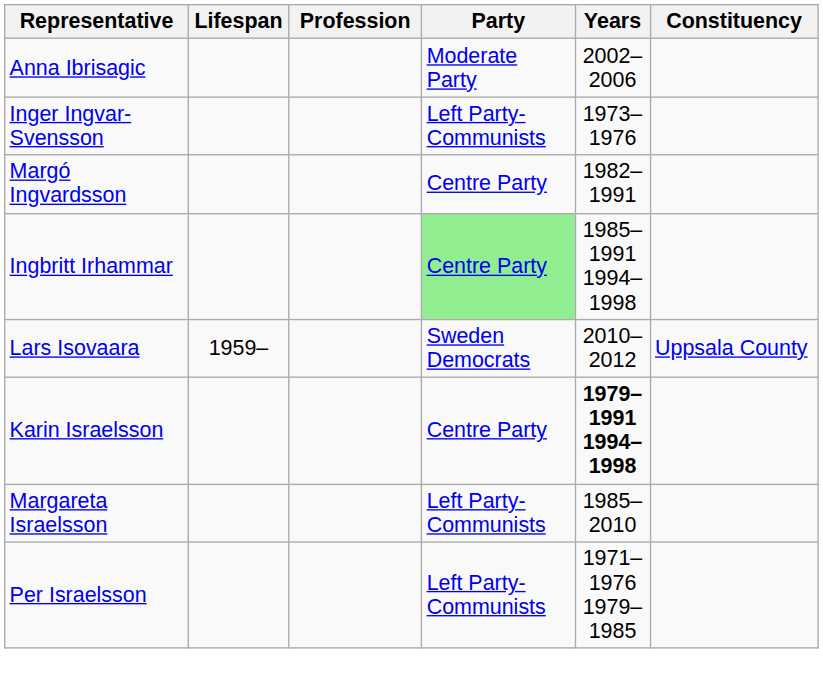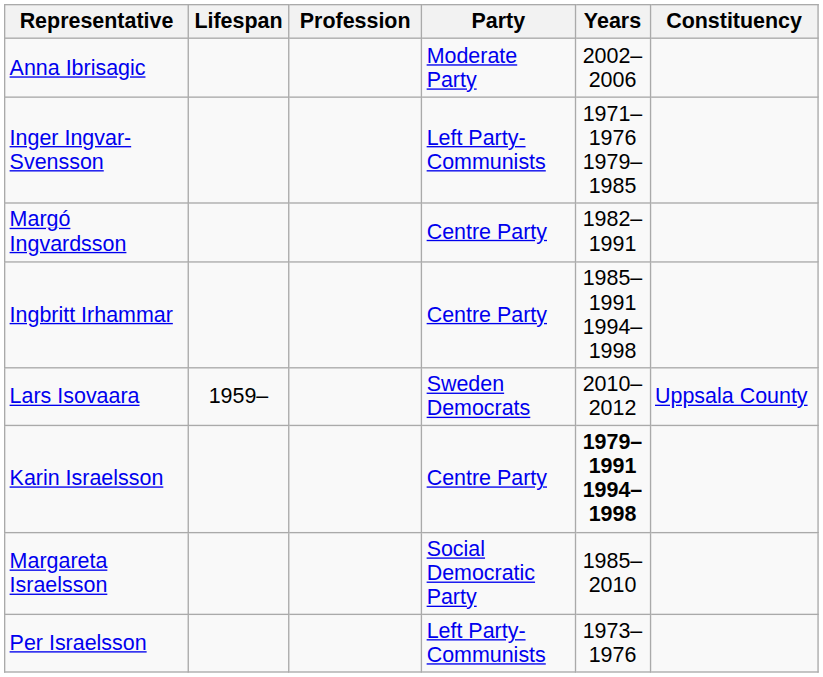(612, 125) 1973–1976 -> (612, 149) 1971–1976 1979–1985
(487, 266) lightgreen background -> (487, 314) no background
(486, 512) Left Party-Communists -> (481, 573) Social Democratic Party
(612, 595) 1971–1976 1979–1985 -> (612, 643) 1973–1976
